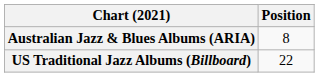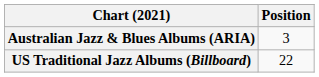(286, 38) 8 -> (286, 38) 3
